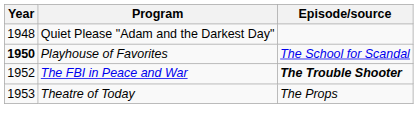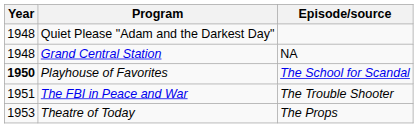+ row: (101, 53)
(21, 73) 1952 -> (21, 93) 1951
(341, 73) bold -> (337, 93) normal
